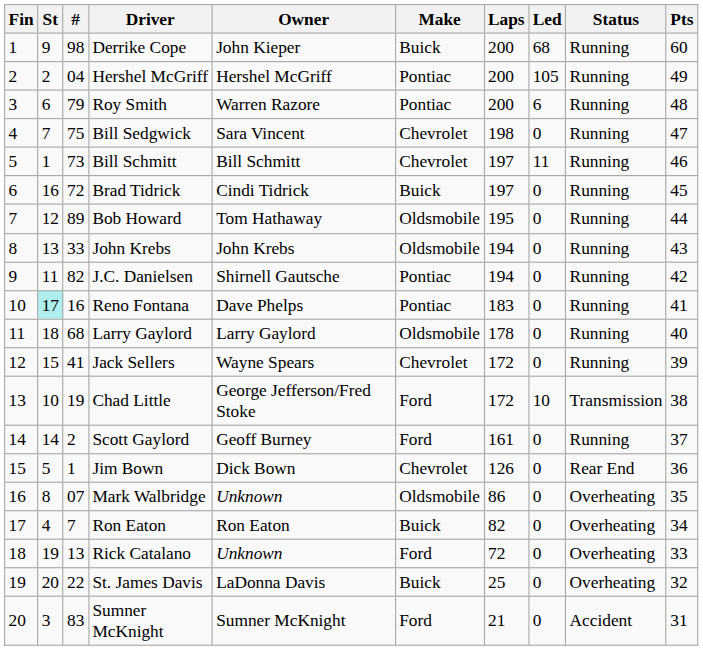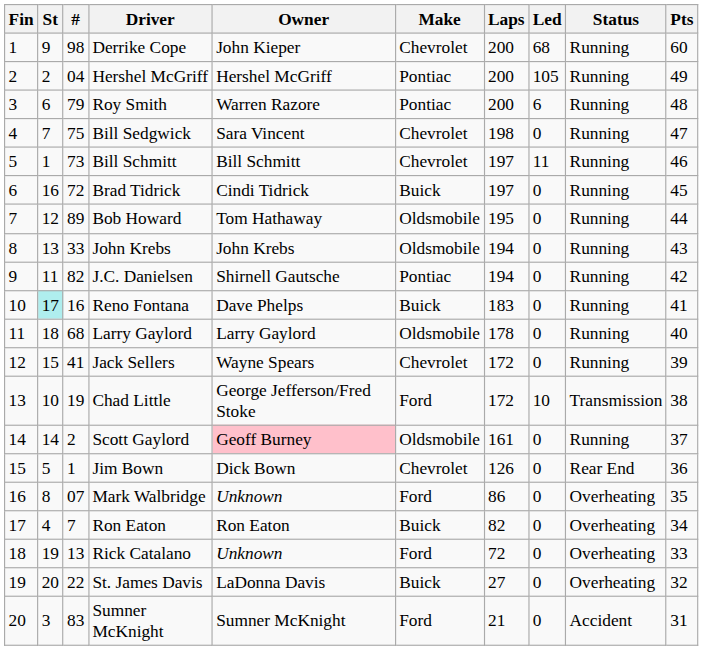(420, 47) Buick -> (433, 47) Chevrolet
(425, 304) Pontiac -> (420, 304) Buick
(264, 439) no background -> (264, 439) pink background
(416, 439) Ford -> (440, 439) Oldsmobile
(440, 496) Oldsmobile -> (416, 496) Ford
(497, 582) 25 -> (497, 582) 27
